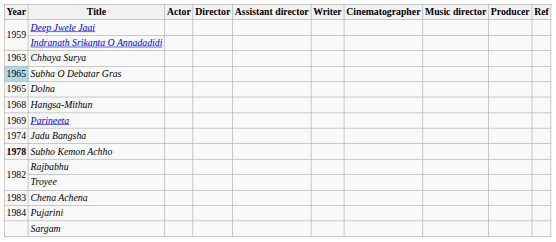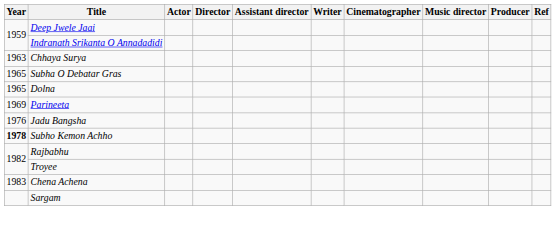(16, 74) lightblue background -> (16, 74) no background
- row: (61, 105)
(16, 136) 1974 -> (16, 120) 1976
- row: (47, 213)
